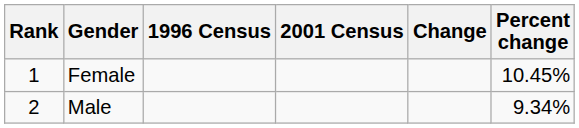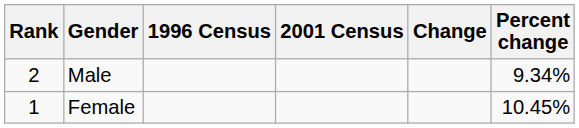rows swapped: (101, 75) <-> (90, 107)
